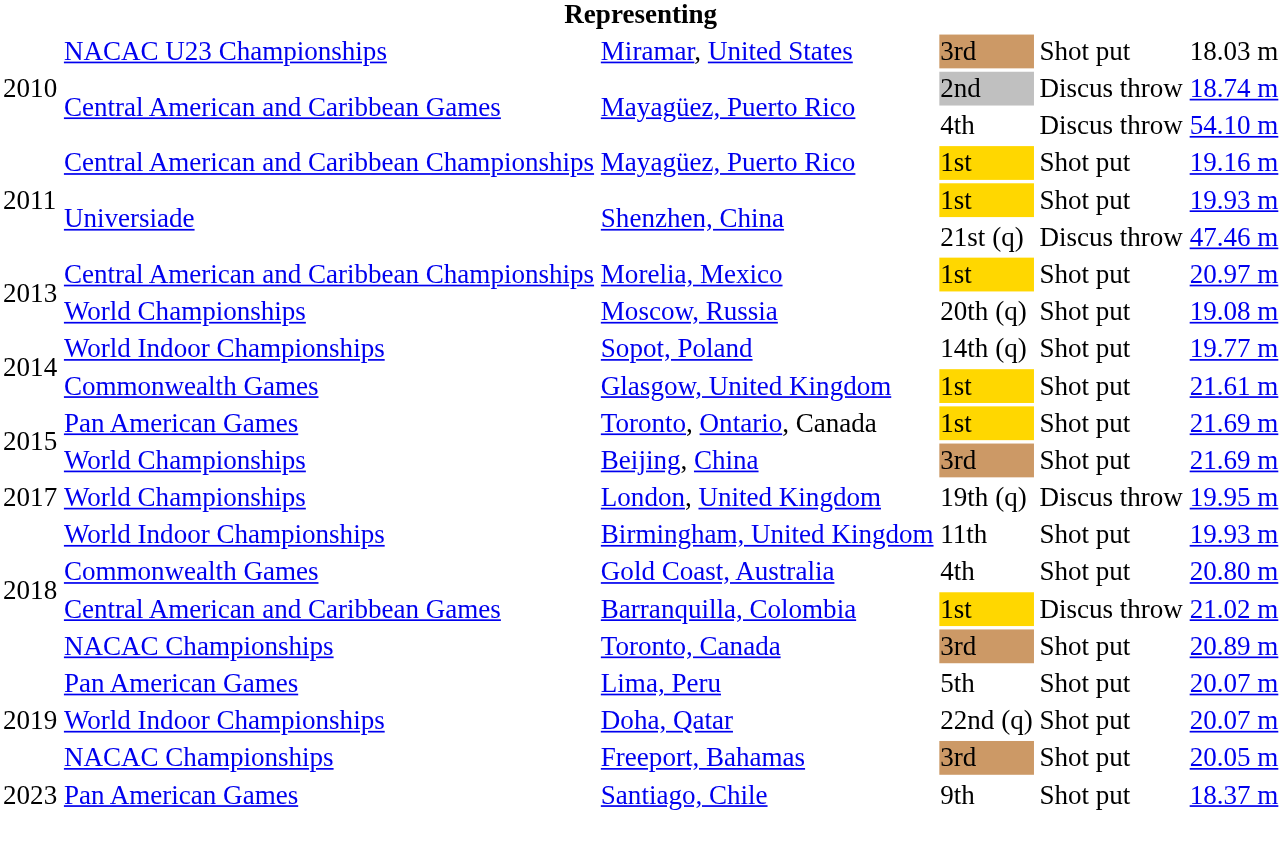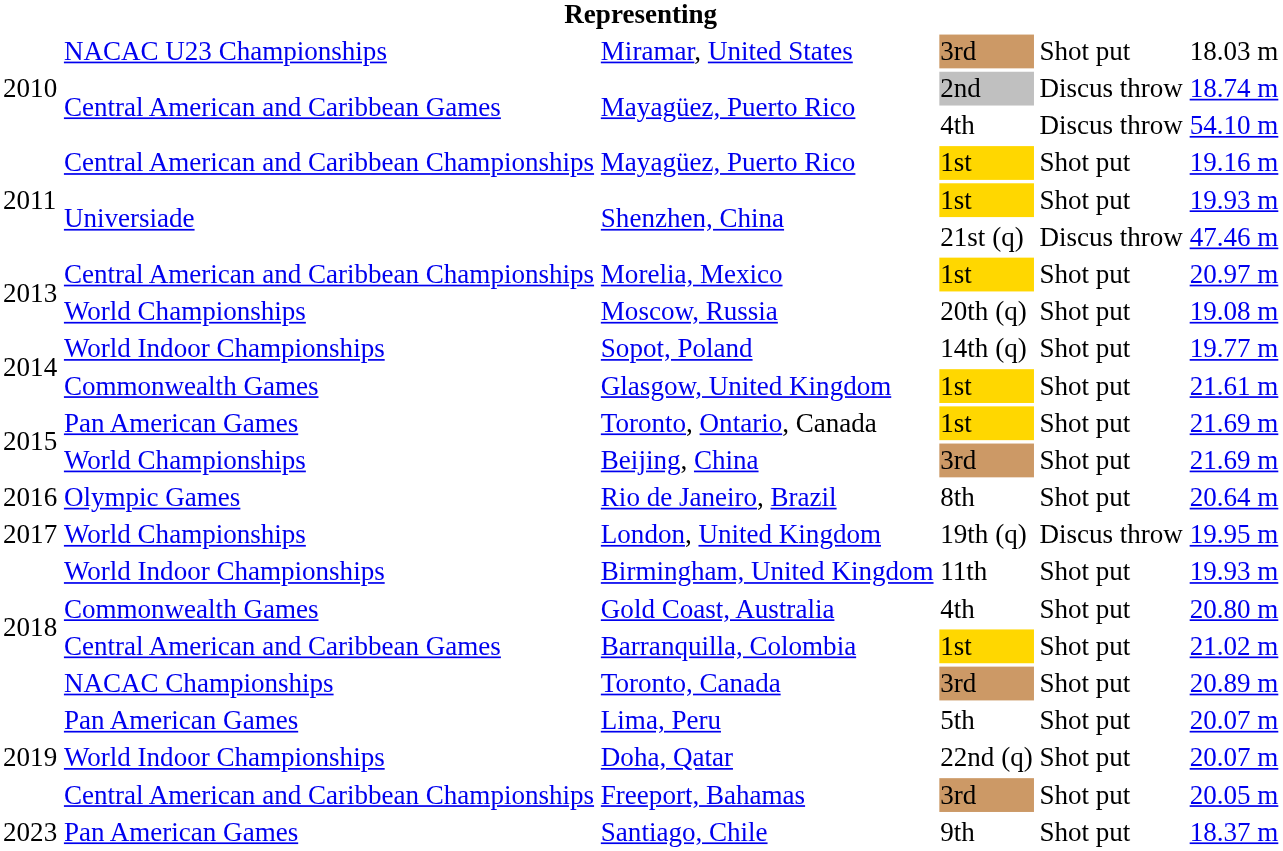+ row: (719, 497)
(1111, 608) Discus throw -> (1085, 645) Shot put
(199, 757) NACAC Championships -> (329, 794) Central American and Caribbean Championships
